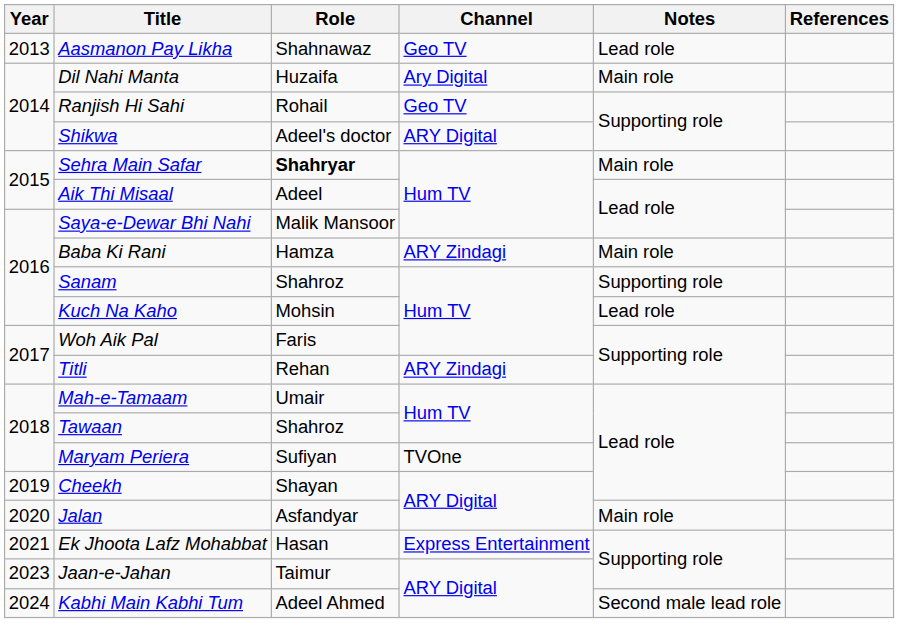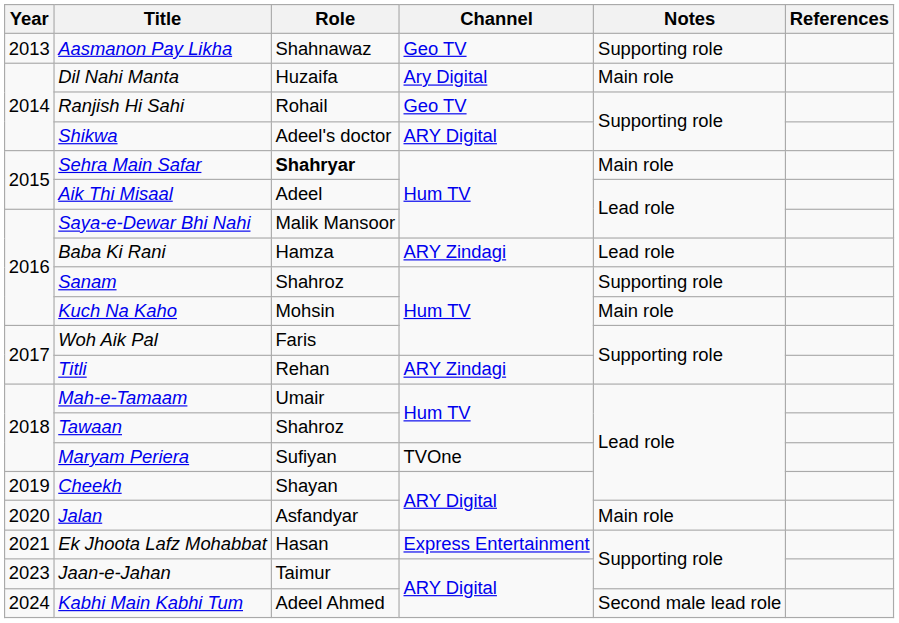(636, 48) Lead role -> (661, 48) Supporting role
(636, 252) Main role -> (636, 252) Lead role
(636, 310) Lead role -> (636, 310) Main role
